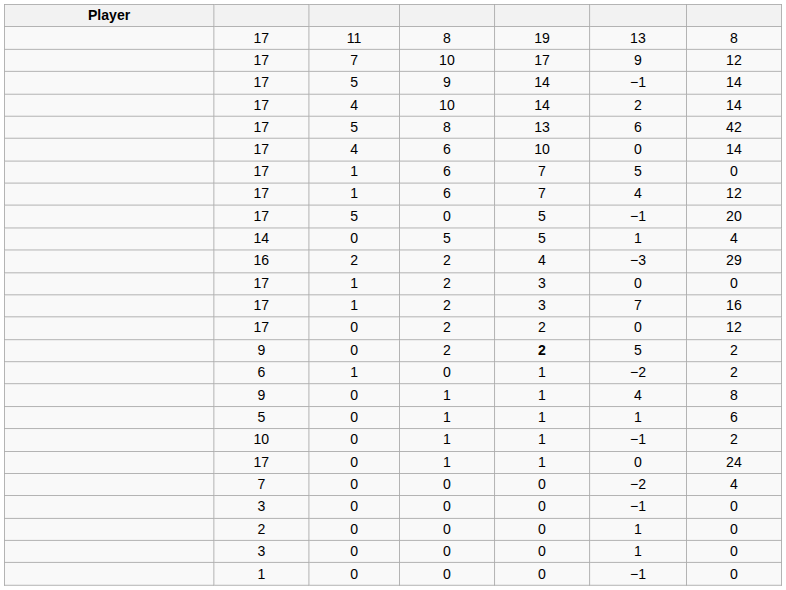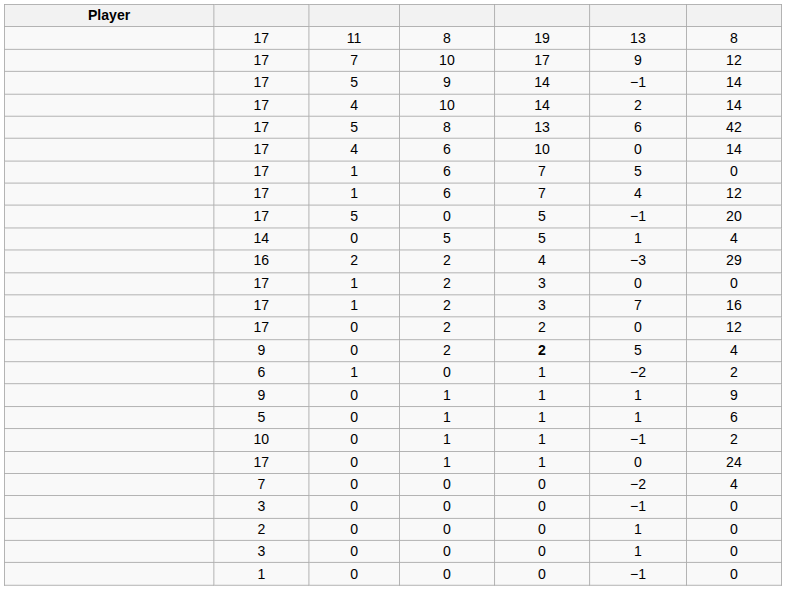(734, 350) 2 -> (734, 350) 4
(638, 395) 4 -> (638, 395) 1
(734, 395) 8 -> (734, 395) 9
